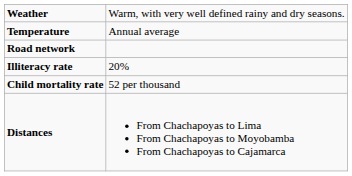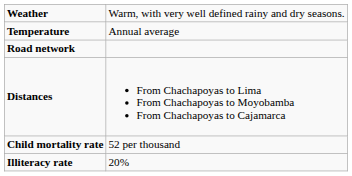rows swapped: (40, 66) <-> (30, 132)
